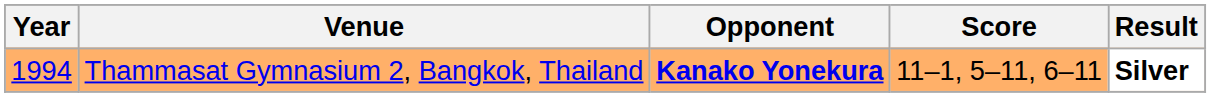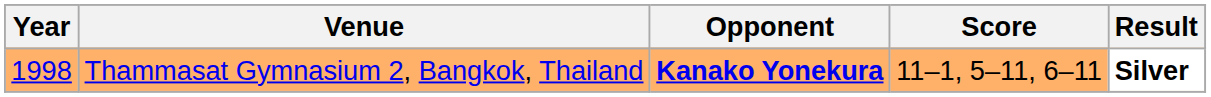(42, 70) 1994 -> (42, 70) 1998
